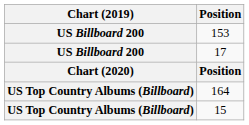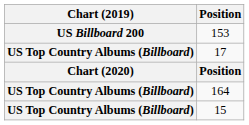(100, 52) US Billboard 200 -> (100, 52) US Top Country Albums (Billboard)
